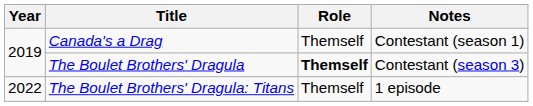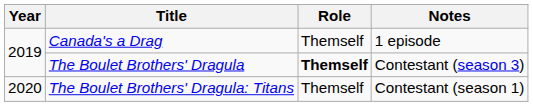(450, 40) Contestant (season 1) -> (408, 40) 1 episode
(25, 88) 2022 -> (25, 88) 2020
(408, 88) 1 episode -> (450, 88) Contestant (season 1)
